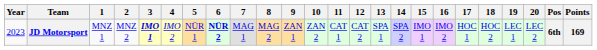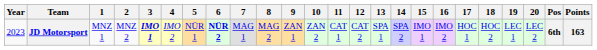(578, 32) 169 -> (578, 32) 163
